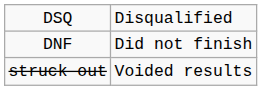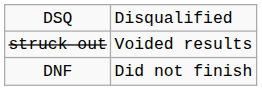rows swapped: (58, 71) <-> (58, 45)
